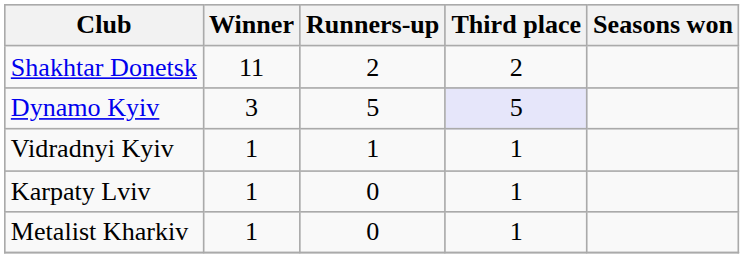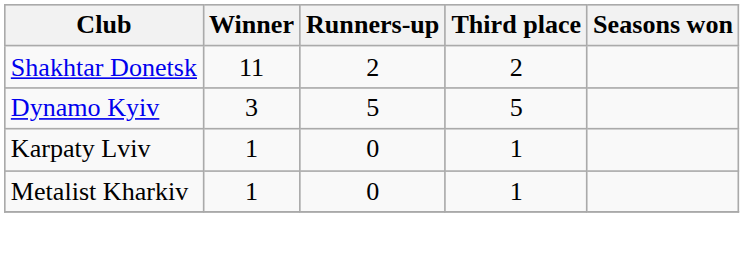(516, 107) lavender background -> (516, 107) no background
- row: (92, 149)
